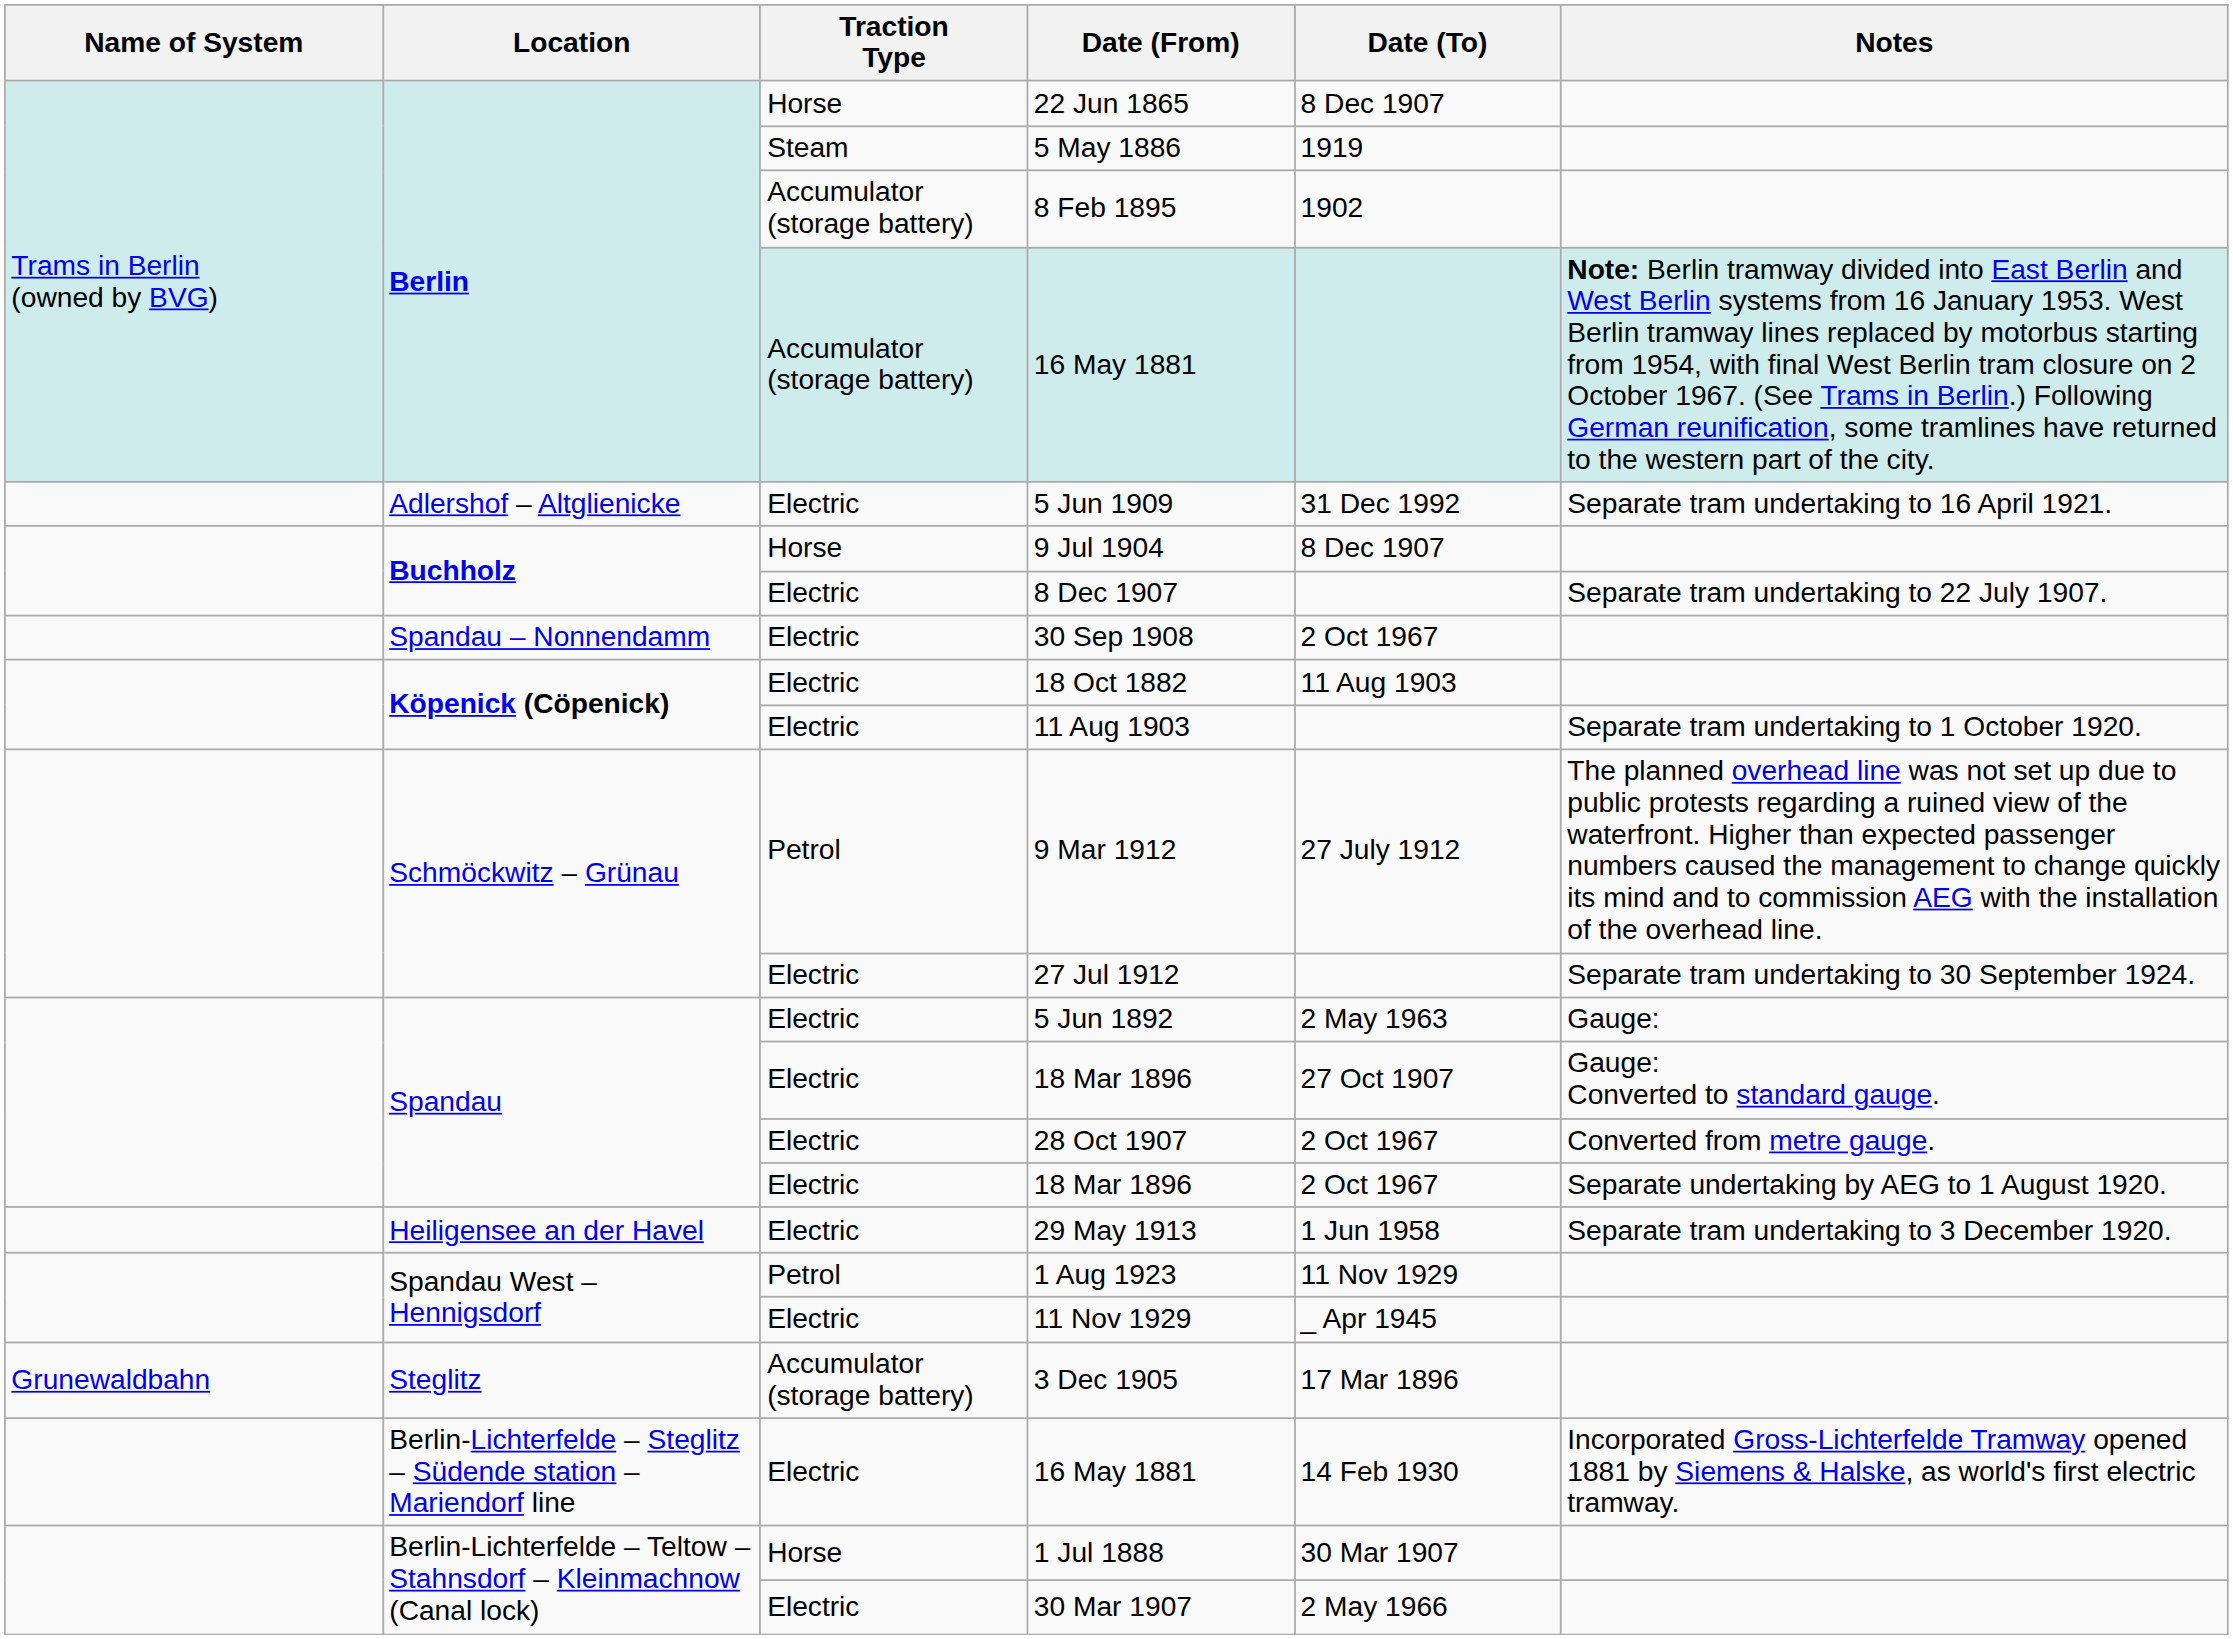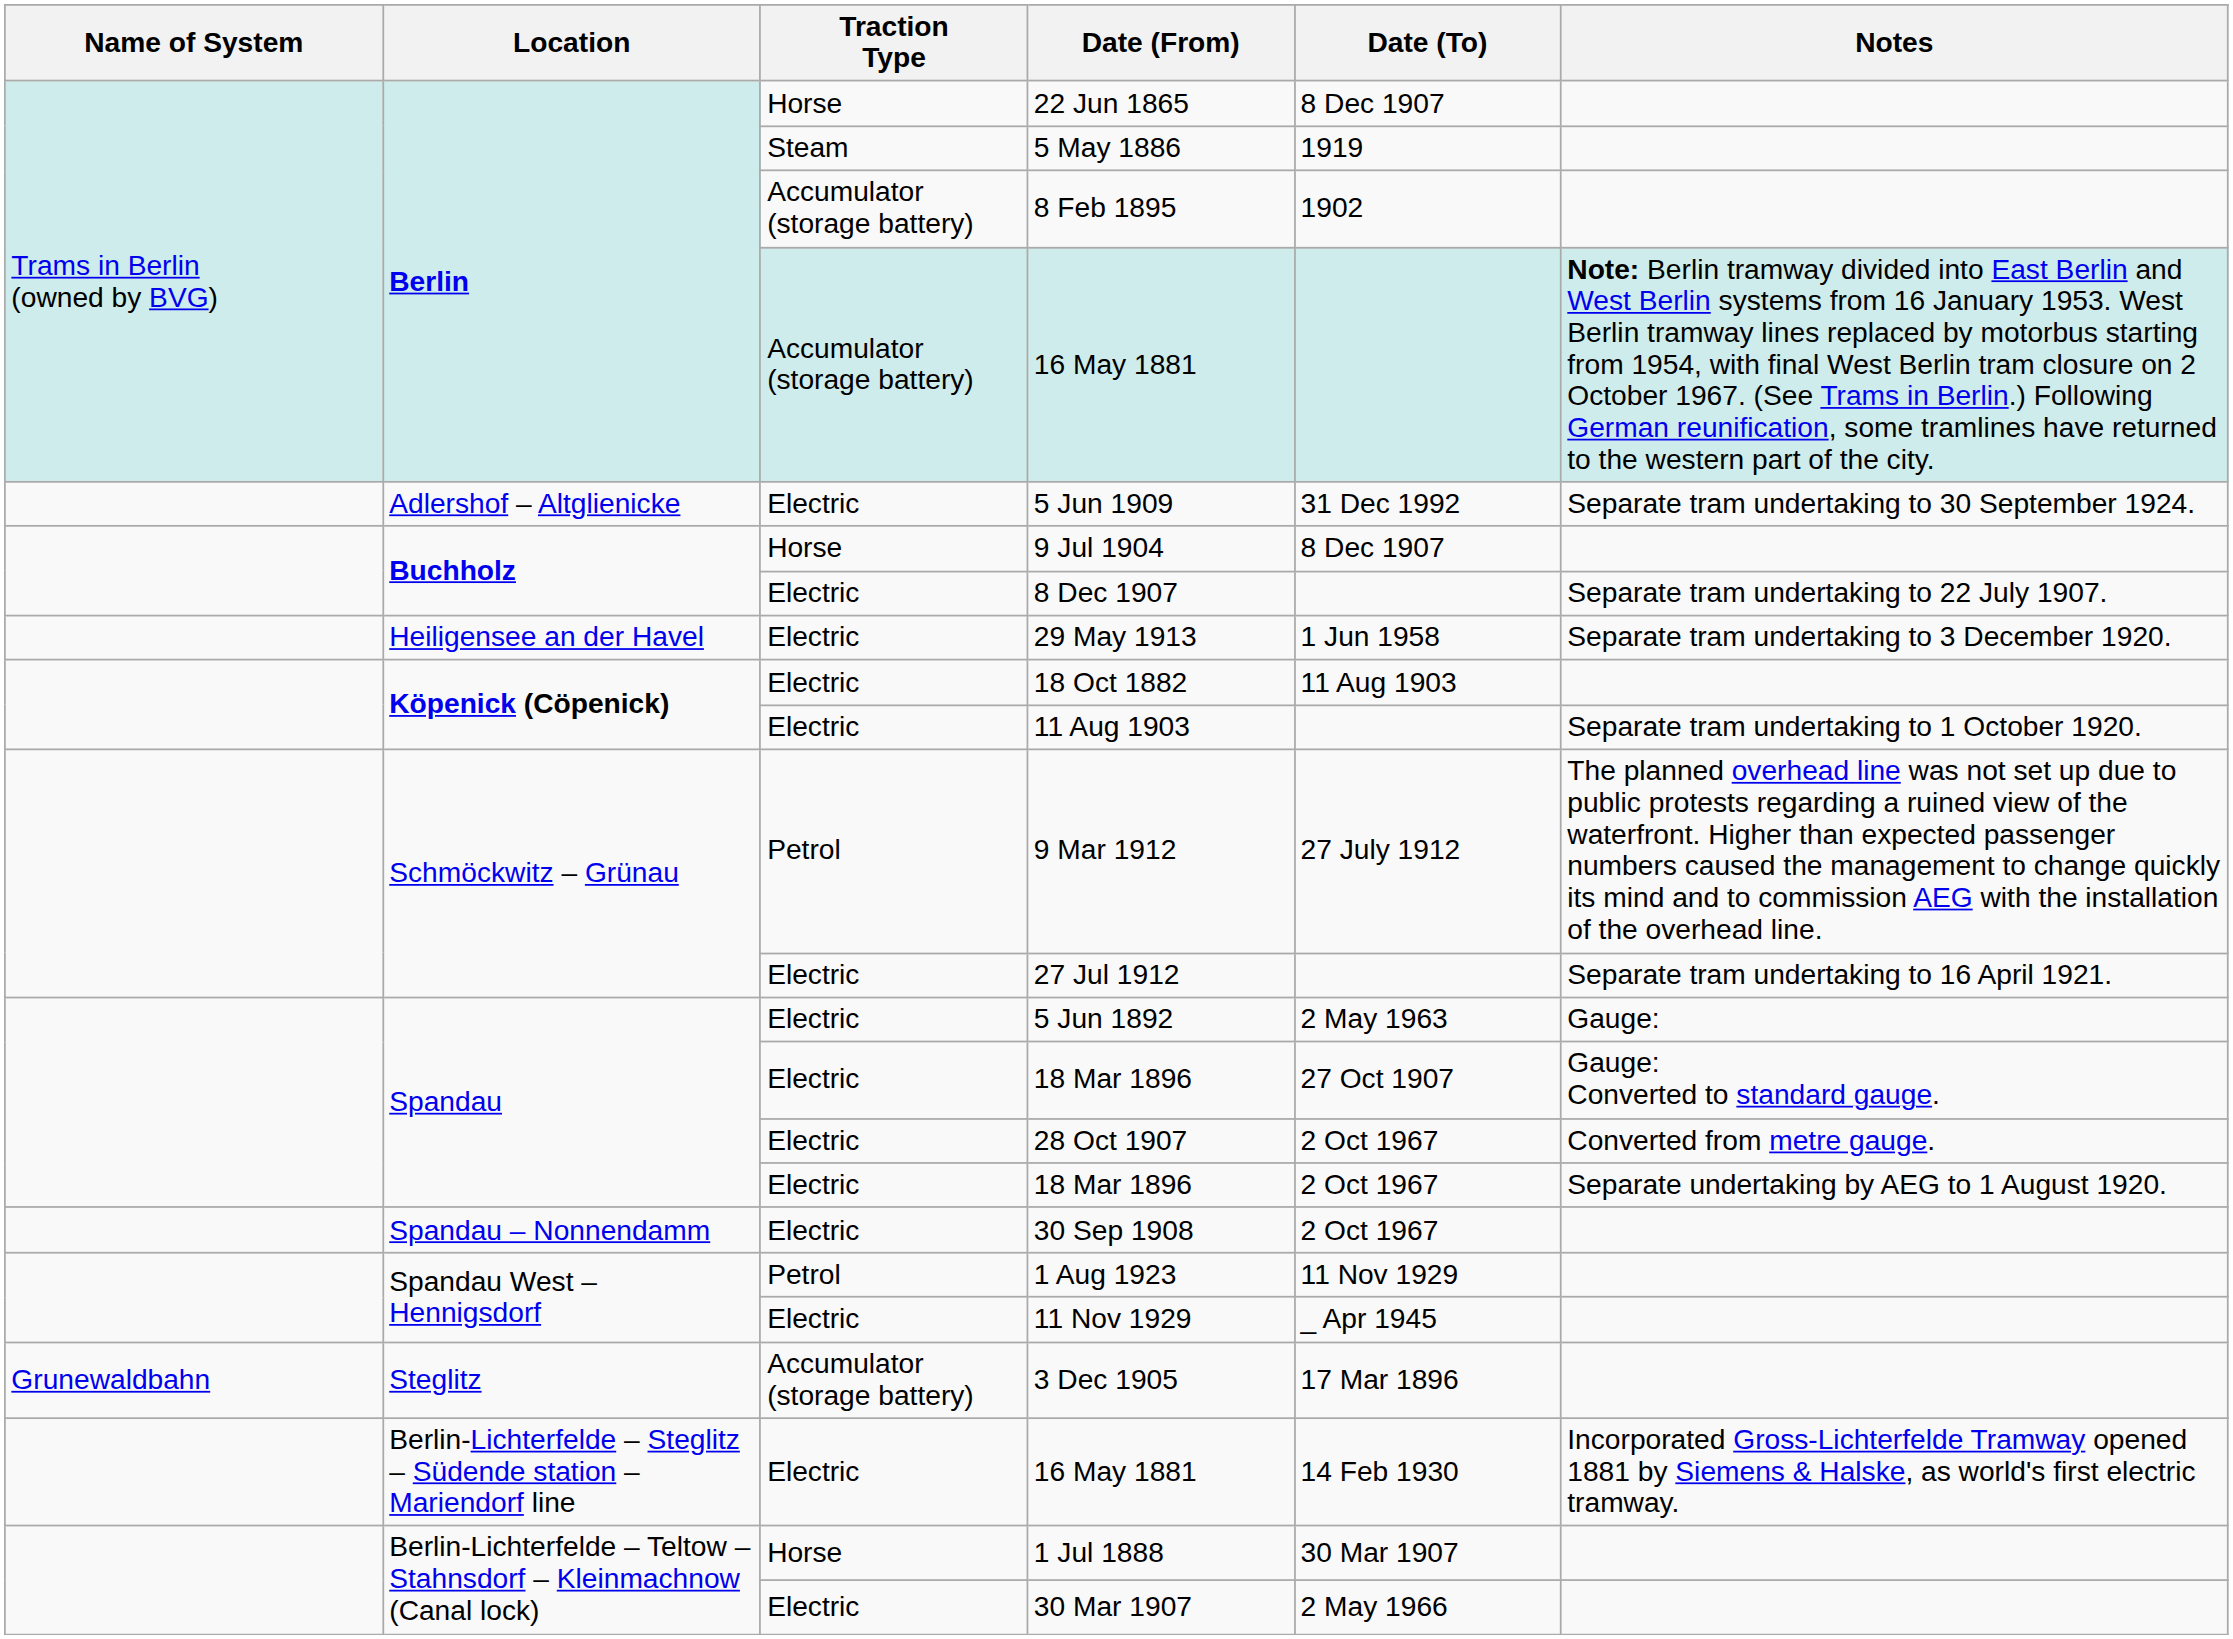(1840, 503) Separate tram undertaking to 16 April 1921. -> (1881, 503) Separate tram undertaking to 30 September 1924.
rows swapped: (547, 1229) <-> (550, 637)
(1881, 974) Separate tram undertaking to 30 September 1924. -> (1840, 974) Separate tram undertaking to 16 April 1921.
